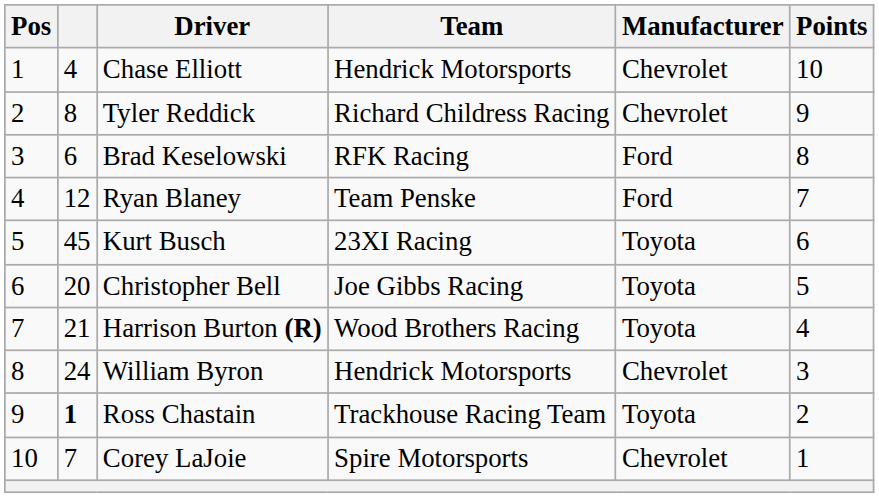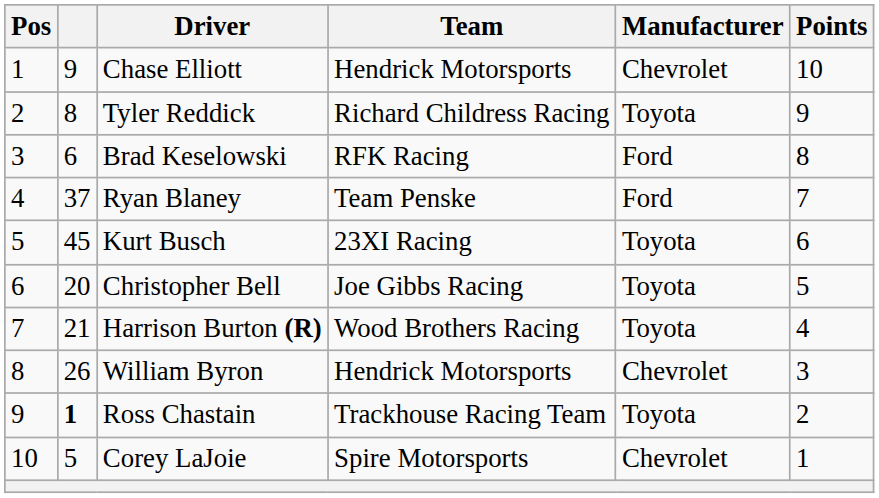(70, 68) 4 -> (70, 68) 9
(675, 112) Chevrolet -> (659, 112) Toyota
(77, 198) 12 -> (77, 198) 37
(77, 371) 24 -> (77, 371) 26
(70, 457) 7 -> (70, 457) 5
